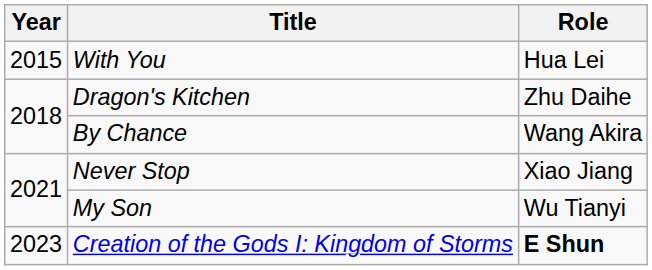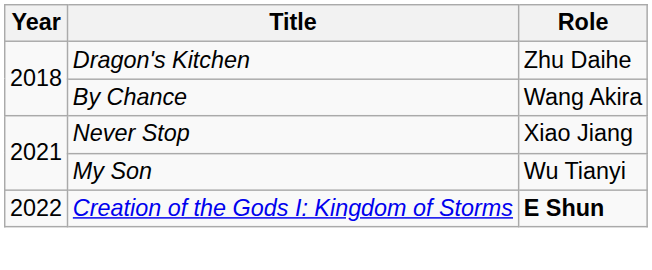- row: (119, 60)
(36, 245) 2023 -> (36, 208) 2022
